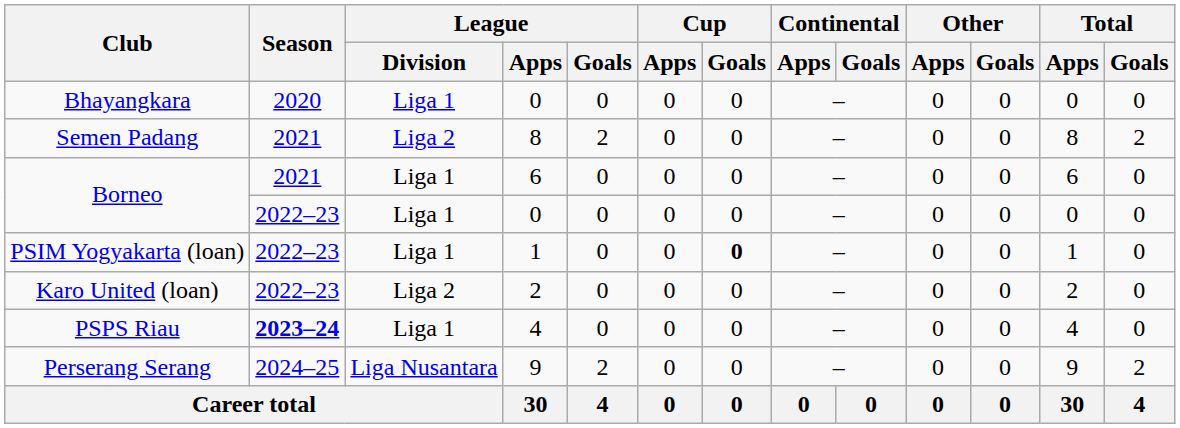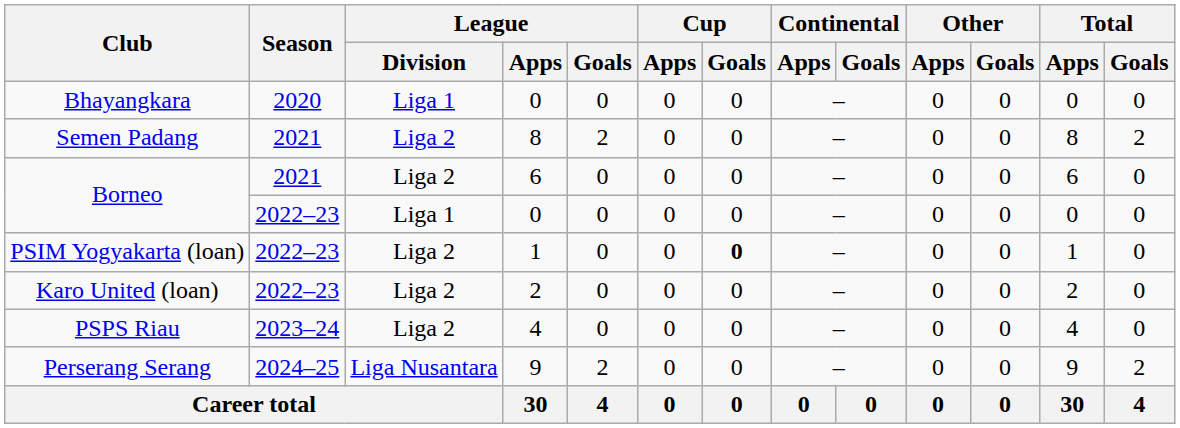(424, 175) Liga 1 -> (424, 175) Liga 2
(424, 251) Liga 1 -> (424, 251) Liga 2
(297, 328) bold -> (297, 328) normal
(424, 328) Liga 1 -> (424, 328) Liga 2
